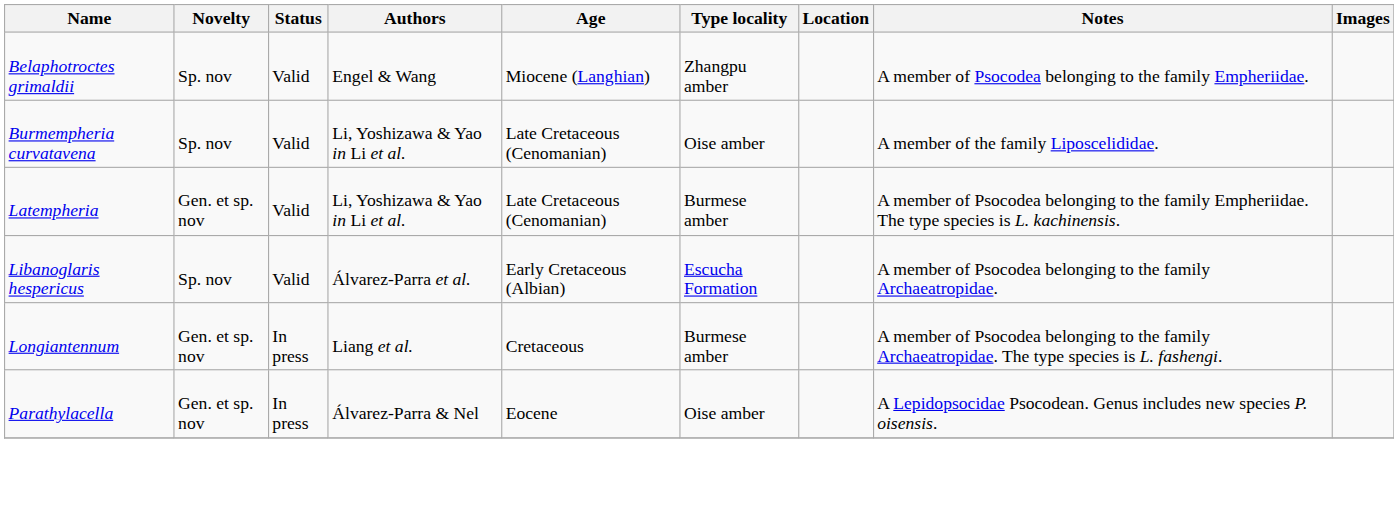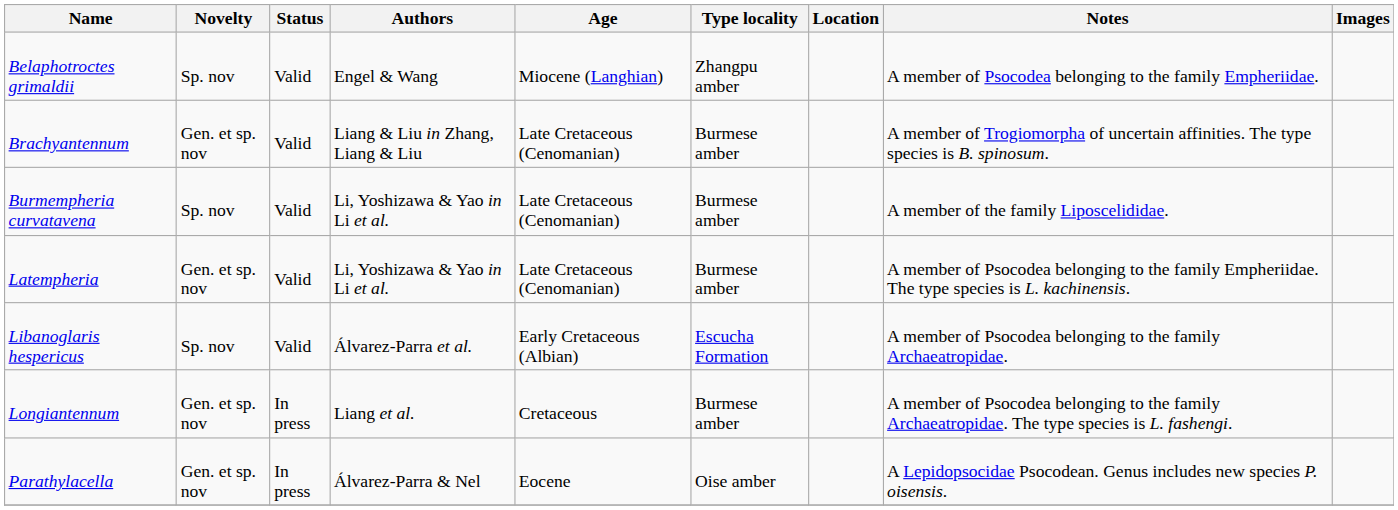+ row: (69, 143)
(724, 143) Oise amber -> (726, 211) Burmese amber
